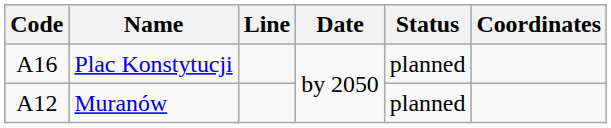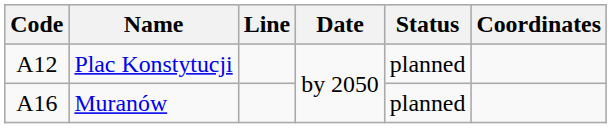(37, 63) A16 -> (37, 63) A12
(37, 103) A12 -> (37, 103) A16
